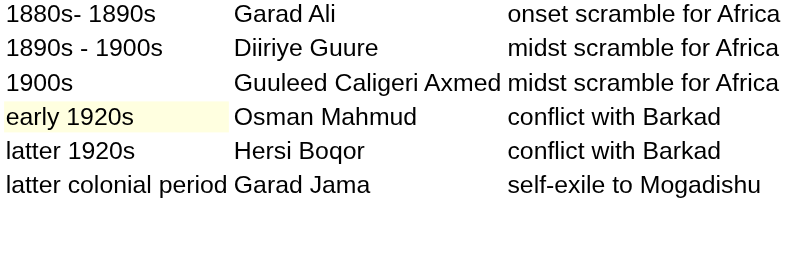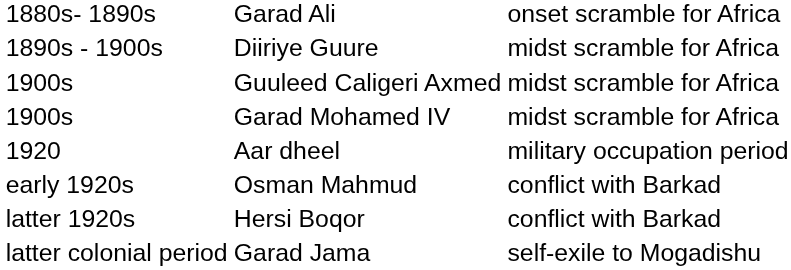+ row: (342, 116)
+ row: (287, 150)
(70, 116) lightyellow background -> (70, 184) no background
